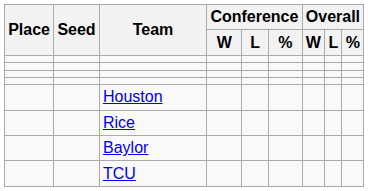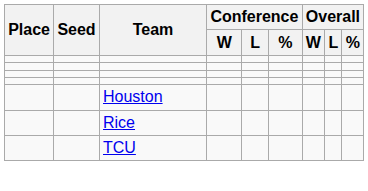- row: (29, 148)
